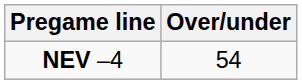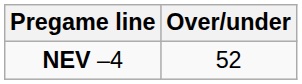(229, 60) 54 -> (229, 60) 52
